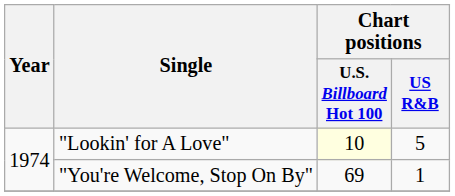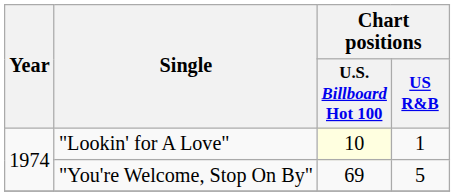(420, 143) 5 -> (420, 143) 1
(420, 175) 1 -> (420, 175) 5
